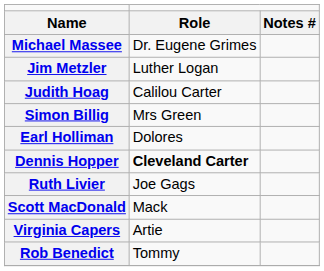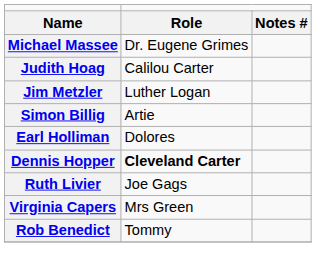rows swapped: (67, 92) <-> (67, 68)
(167, 115) Mrs Green -> (140, 115) Artie
- row: (67, 207)
(148, 230) Artie -> (159, 207) Mrs Green
